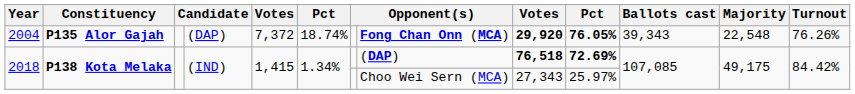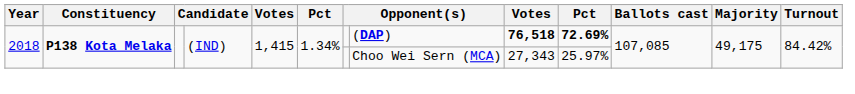- row: (24, 36)
